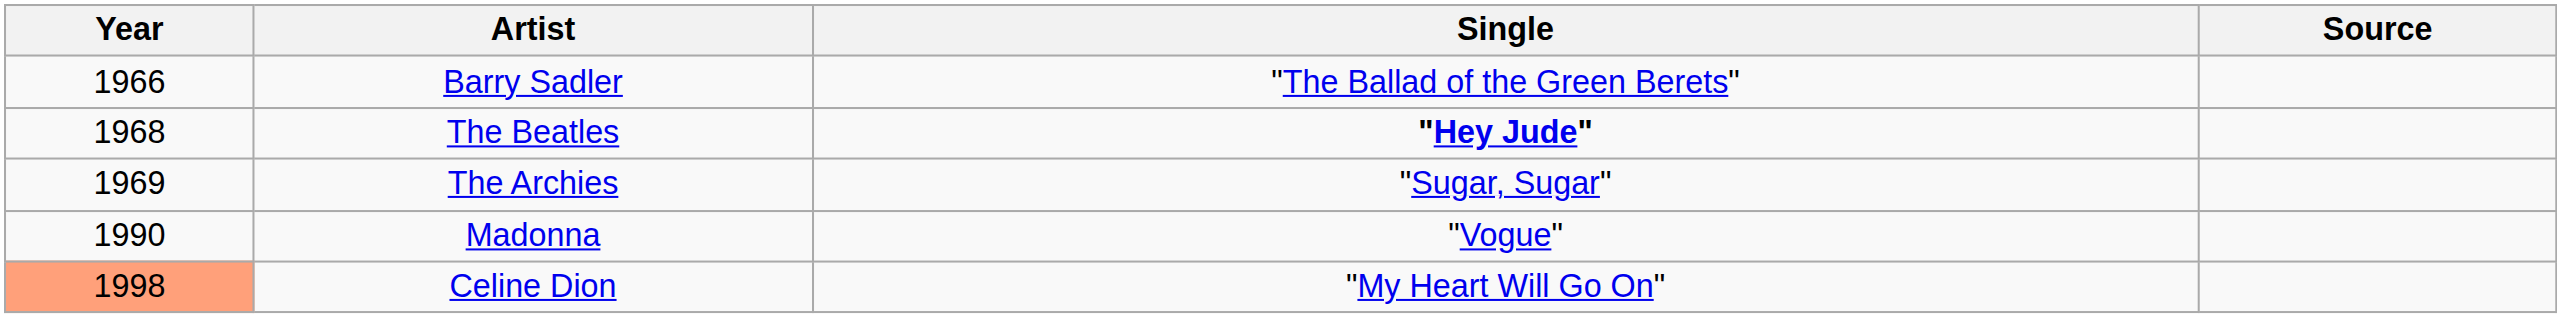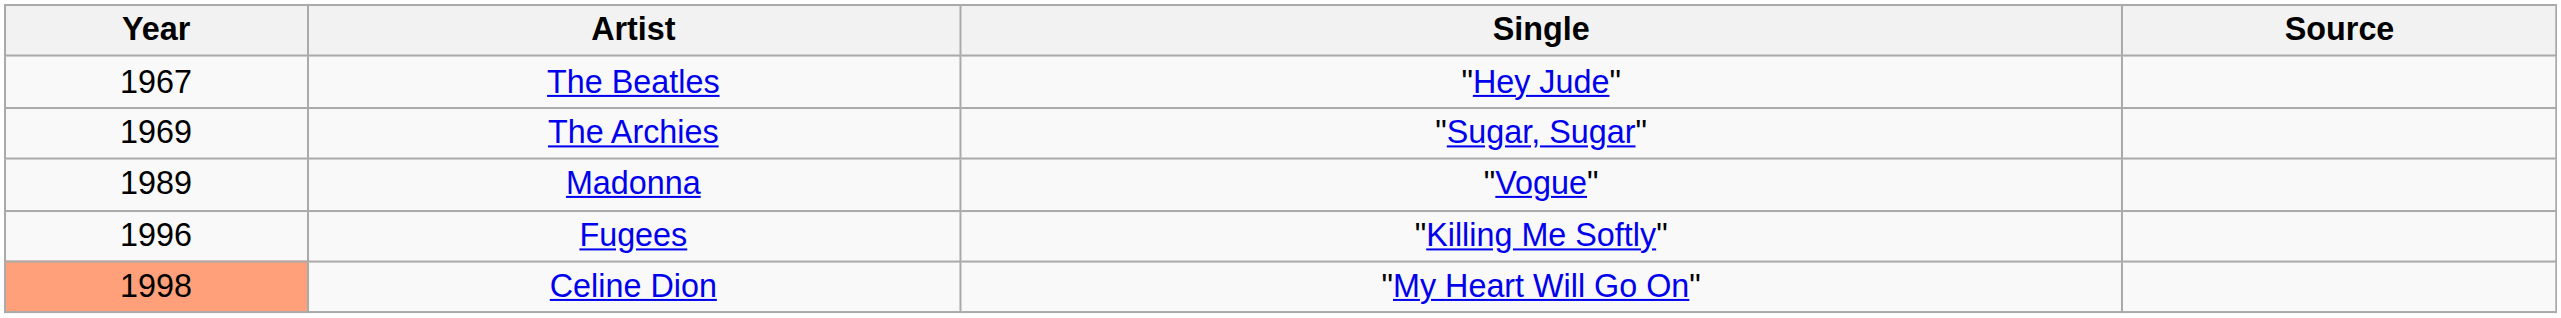- row: (533, 81)
(129, 132) 1968 -> (156, 81) 1967
(1506, 132) bold -> (1541, 81) normal
(129, 235) 1990 -> (156, 183) 1989
+ row: (633, 235)
